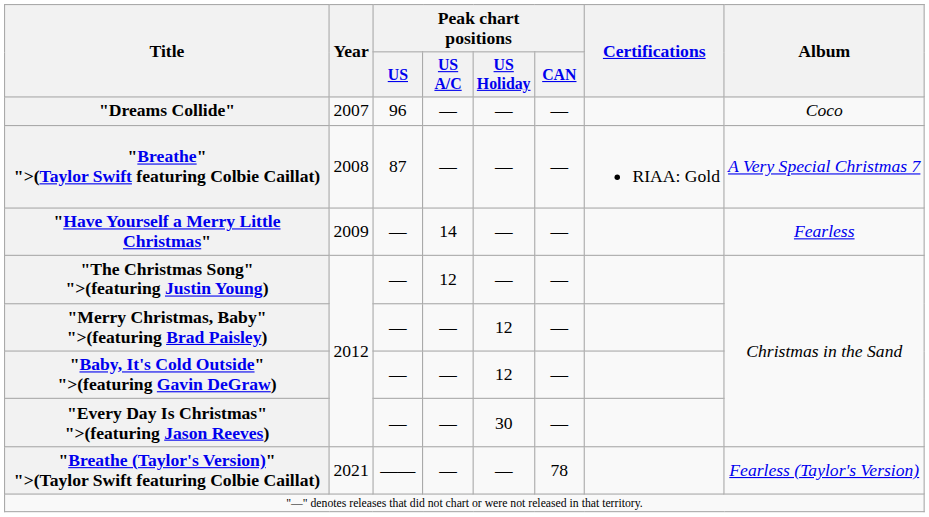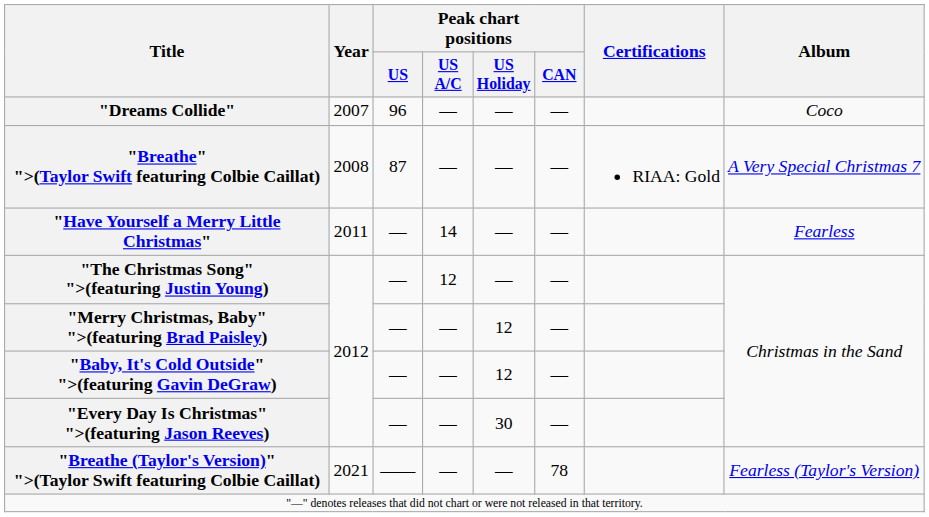(351, 231) 2009 -> (351, 231) 2011
